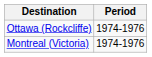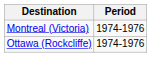rows swapped: (48, 44) <-> (49, 28)
